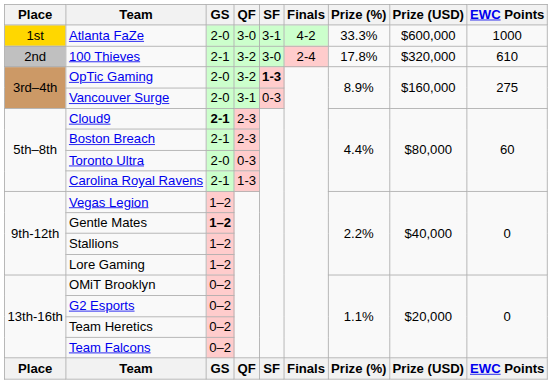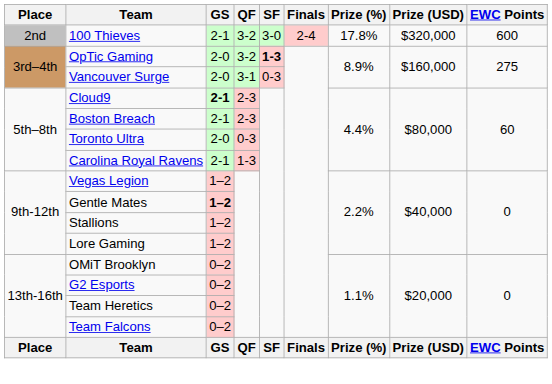- row: (106, 35)
(507, 56) 610 -> (507, 35) 600
